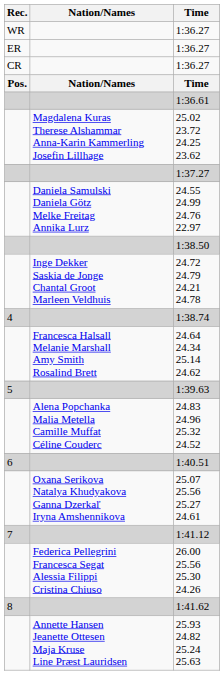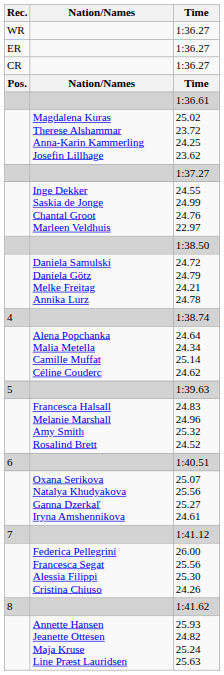(72, 209) Daniela Samulski Daniela Götz Melke Freitag Annika Lurz -> (72, 209) Inge Dekker Saskia de Jonge Chantal Groot Marleen Veldhuis
(72, 281) Inge Dekker Saskia de Jonge Chantal Groot Marleen Veldhuis -> (72, 281) Daniela Samulski Daniela Götz Melke Freitag Annika Lurz
(72, 353) Francesca Halsall Melanie Marshall Amy Smith Rosalind Brett -> (71, 353) Alena Popchanka Malia Metella Camille Muffat Céline Couderc
(71, 426) Alena Popchanka Malia Metella Camille Muffat Céline Couderc -> (72, 426) Francesca Halsall Melanie Marshall Amy Smith Rosalind Brett
